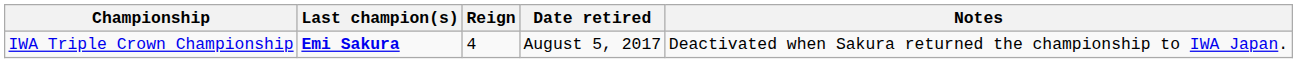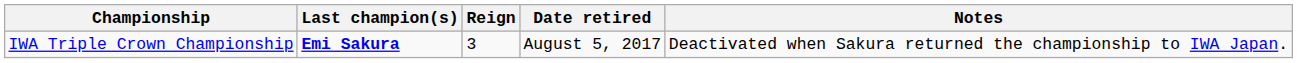(471, 45) 4 -> (471, 45) 3
